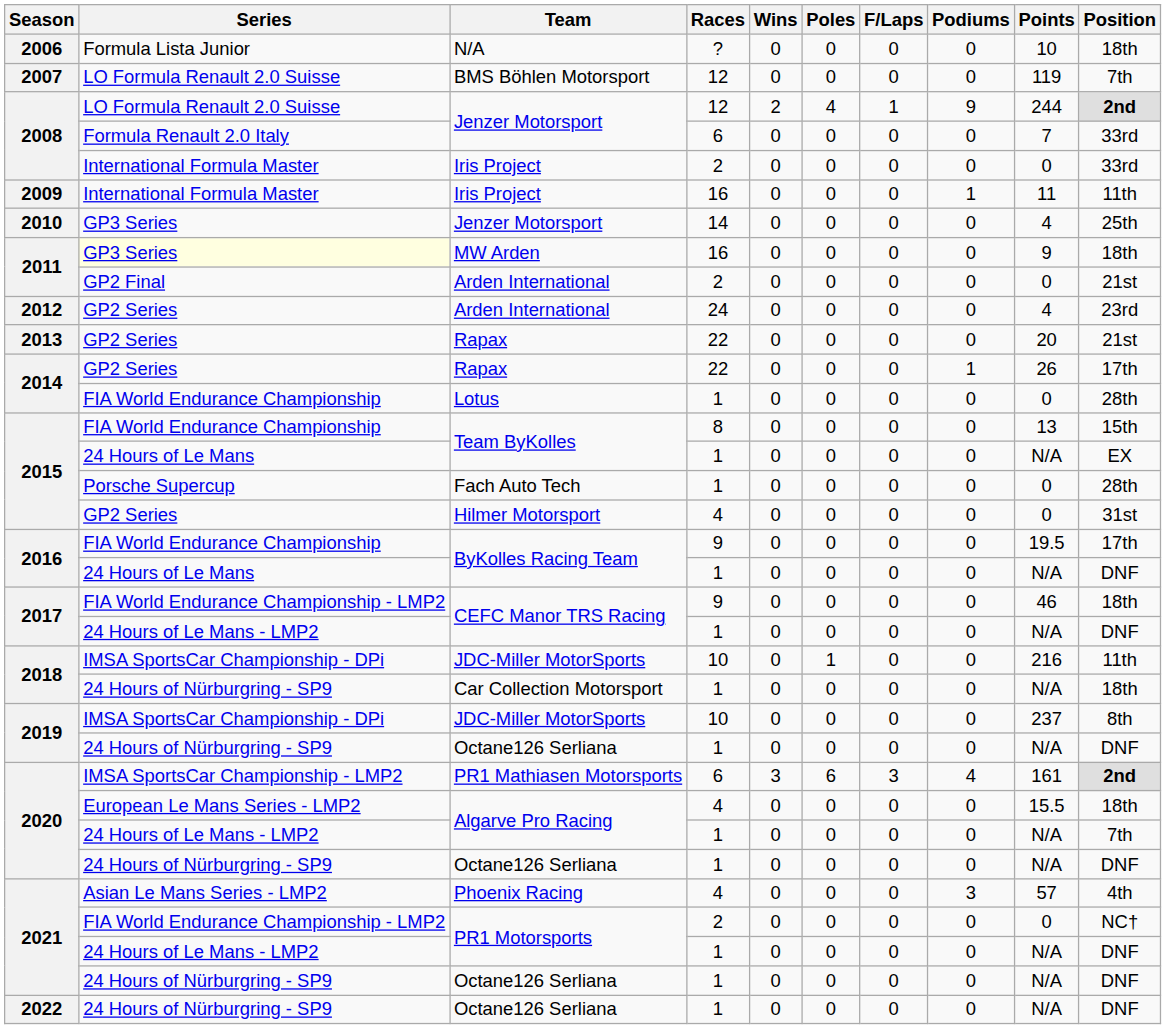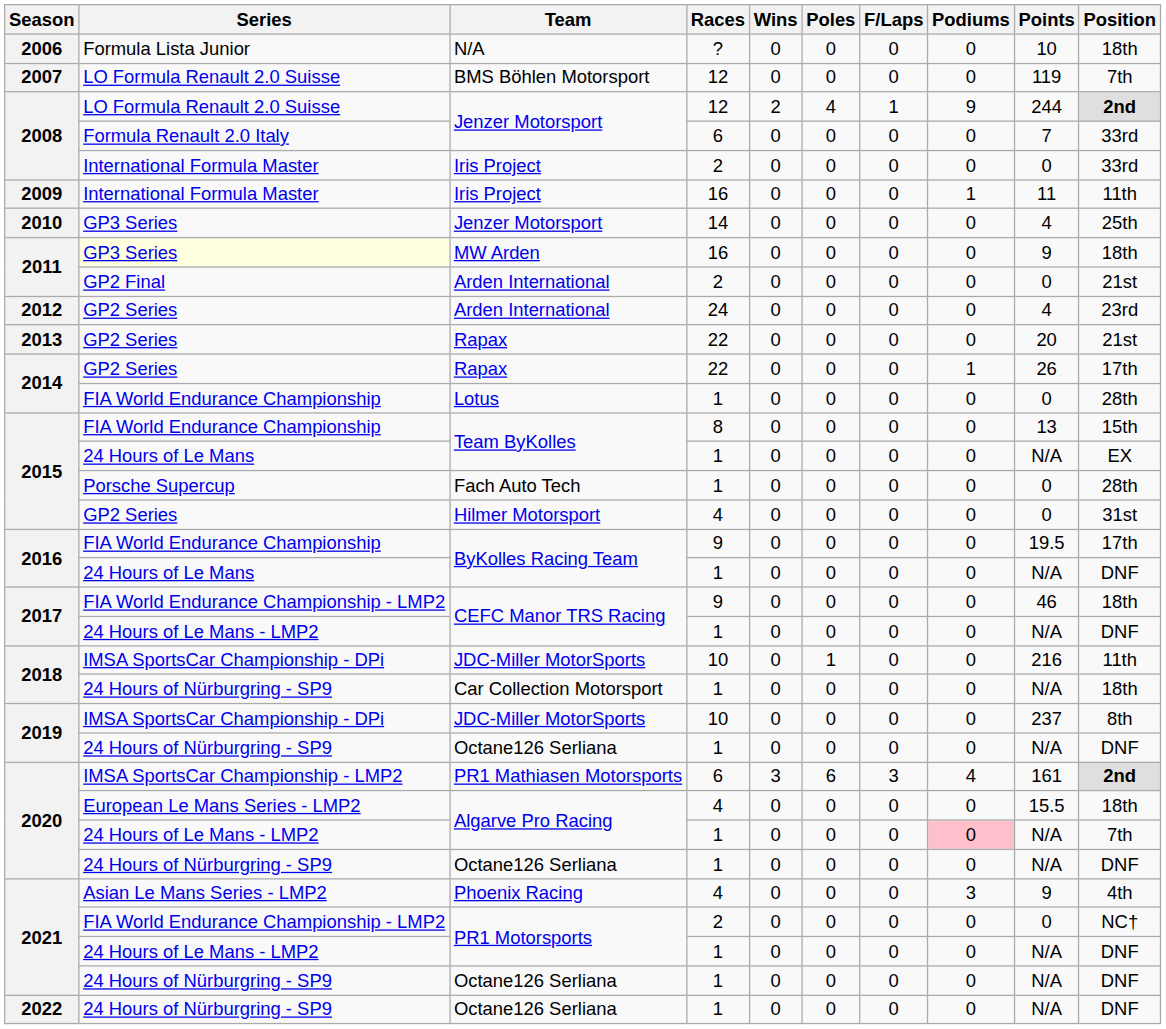(971, 835) no background -> (971, 835) pink background
(1047, 893) 57 -> (1047, 893) 9
